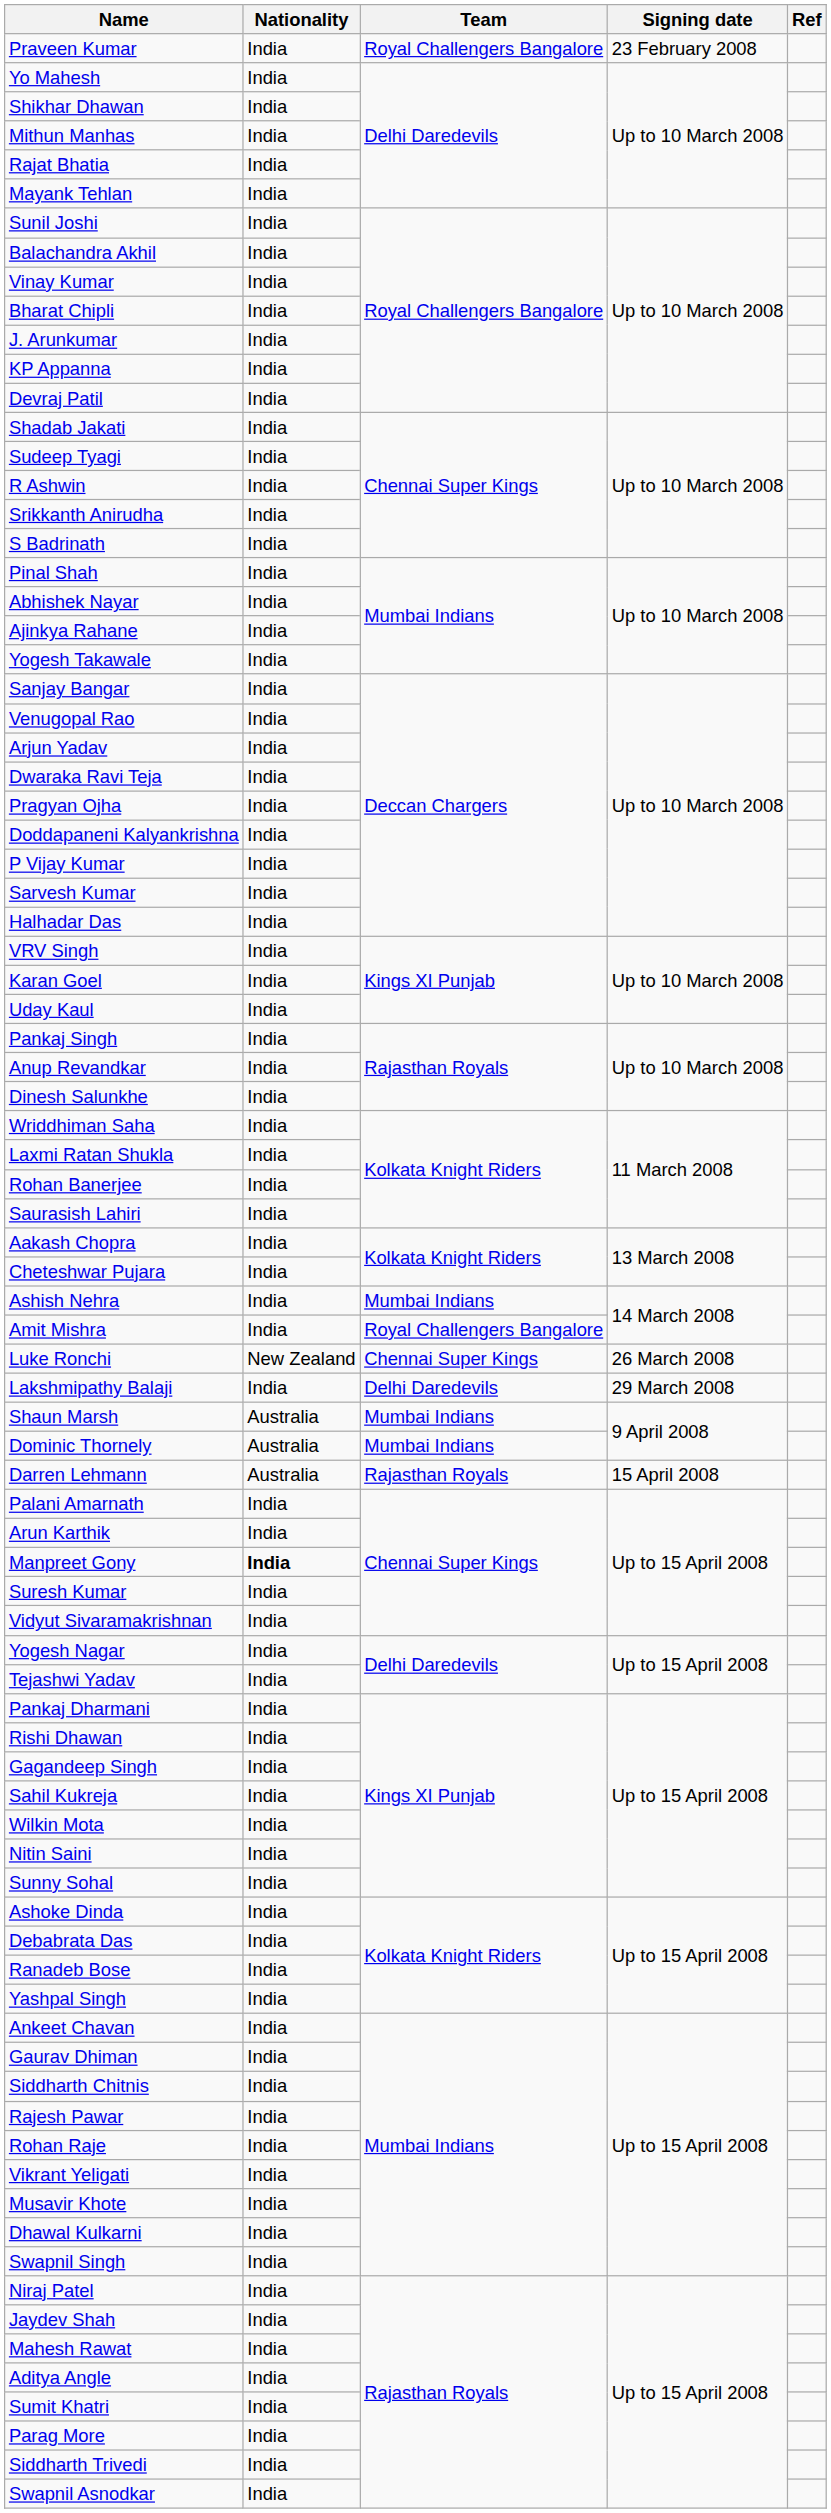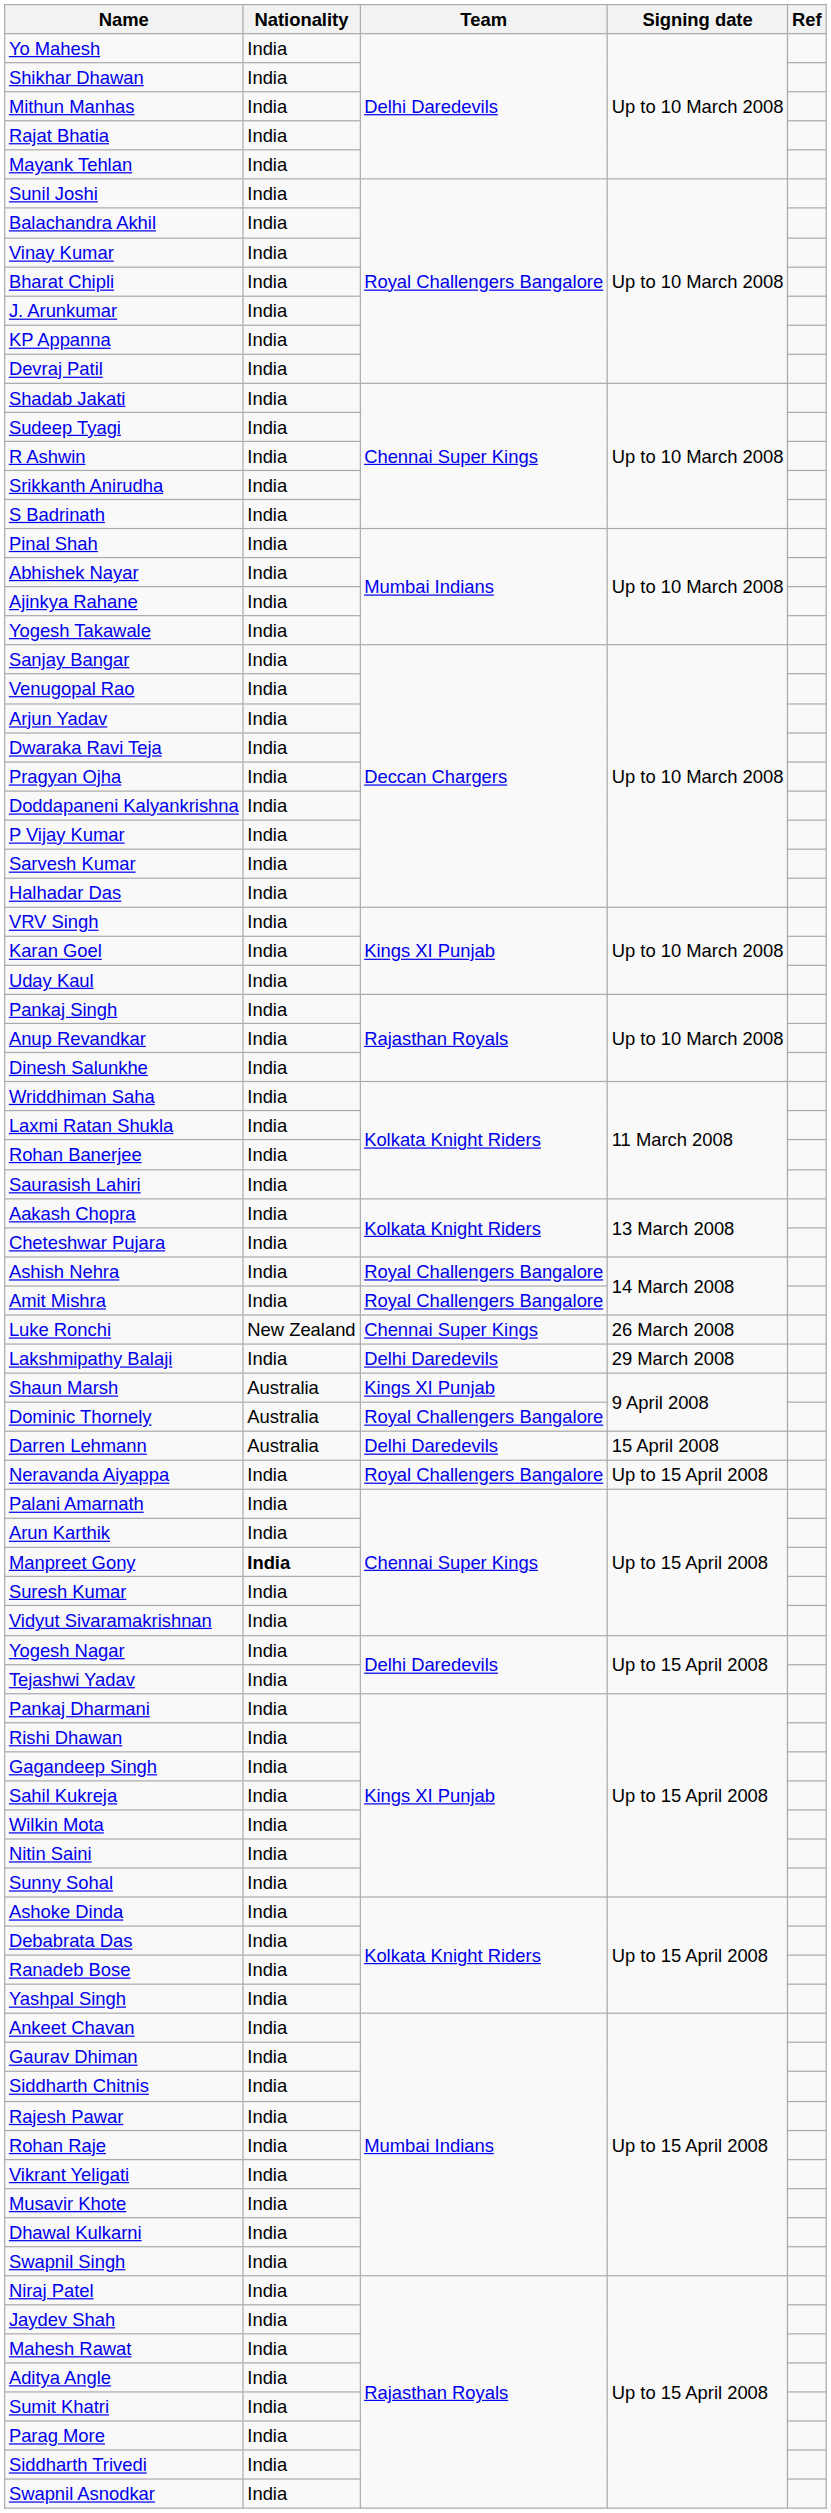- row: (73, 48)
(429, 1300) Mumbai Indians -> (484, 1271) Royal Challengers Bangalore
(429, 1417) Mumbai Indians -> (430, 1388) Kings XI Punjab
(429, 1446) Mumbai Indians -> (484, 1417) Royal Challengers Bangalore
(436, 1475) Rajasthan Royals -> (431, 1446) Delhi Daredevils
+ row: (89, 1475)
